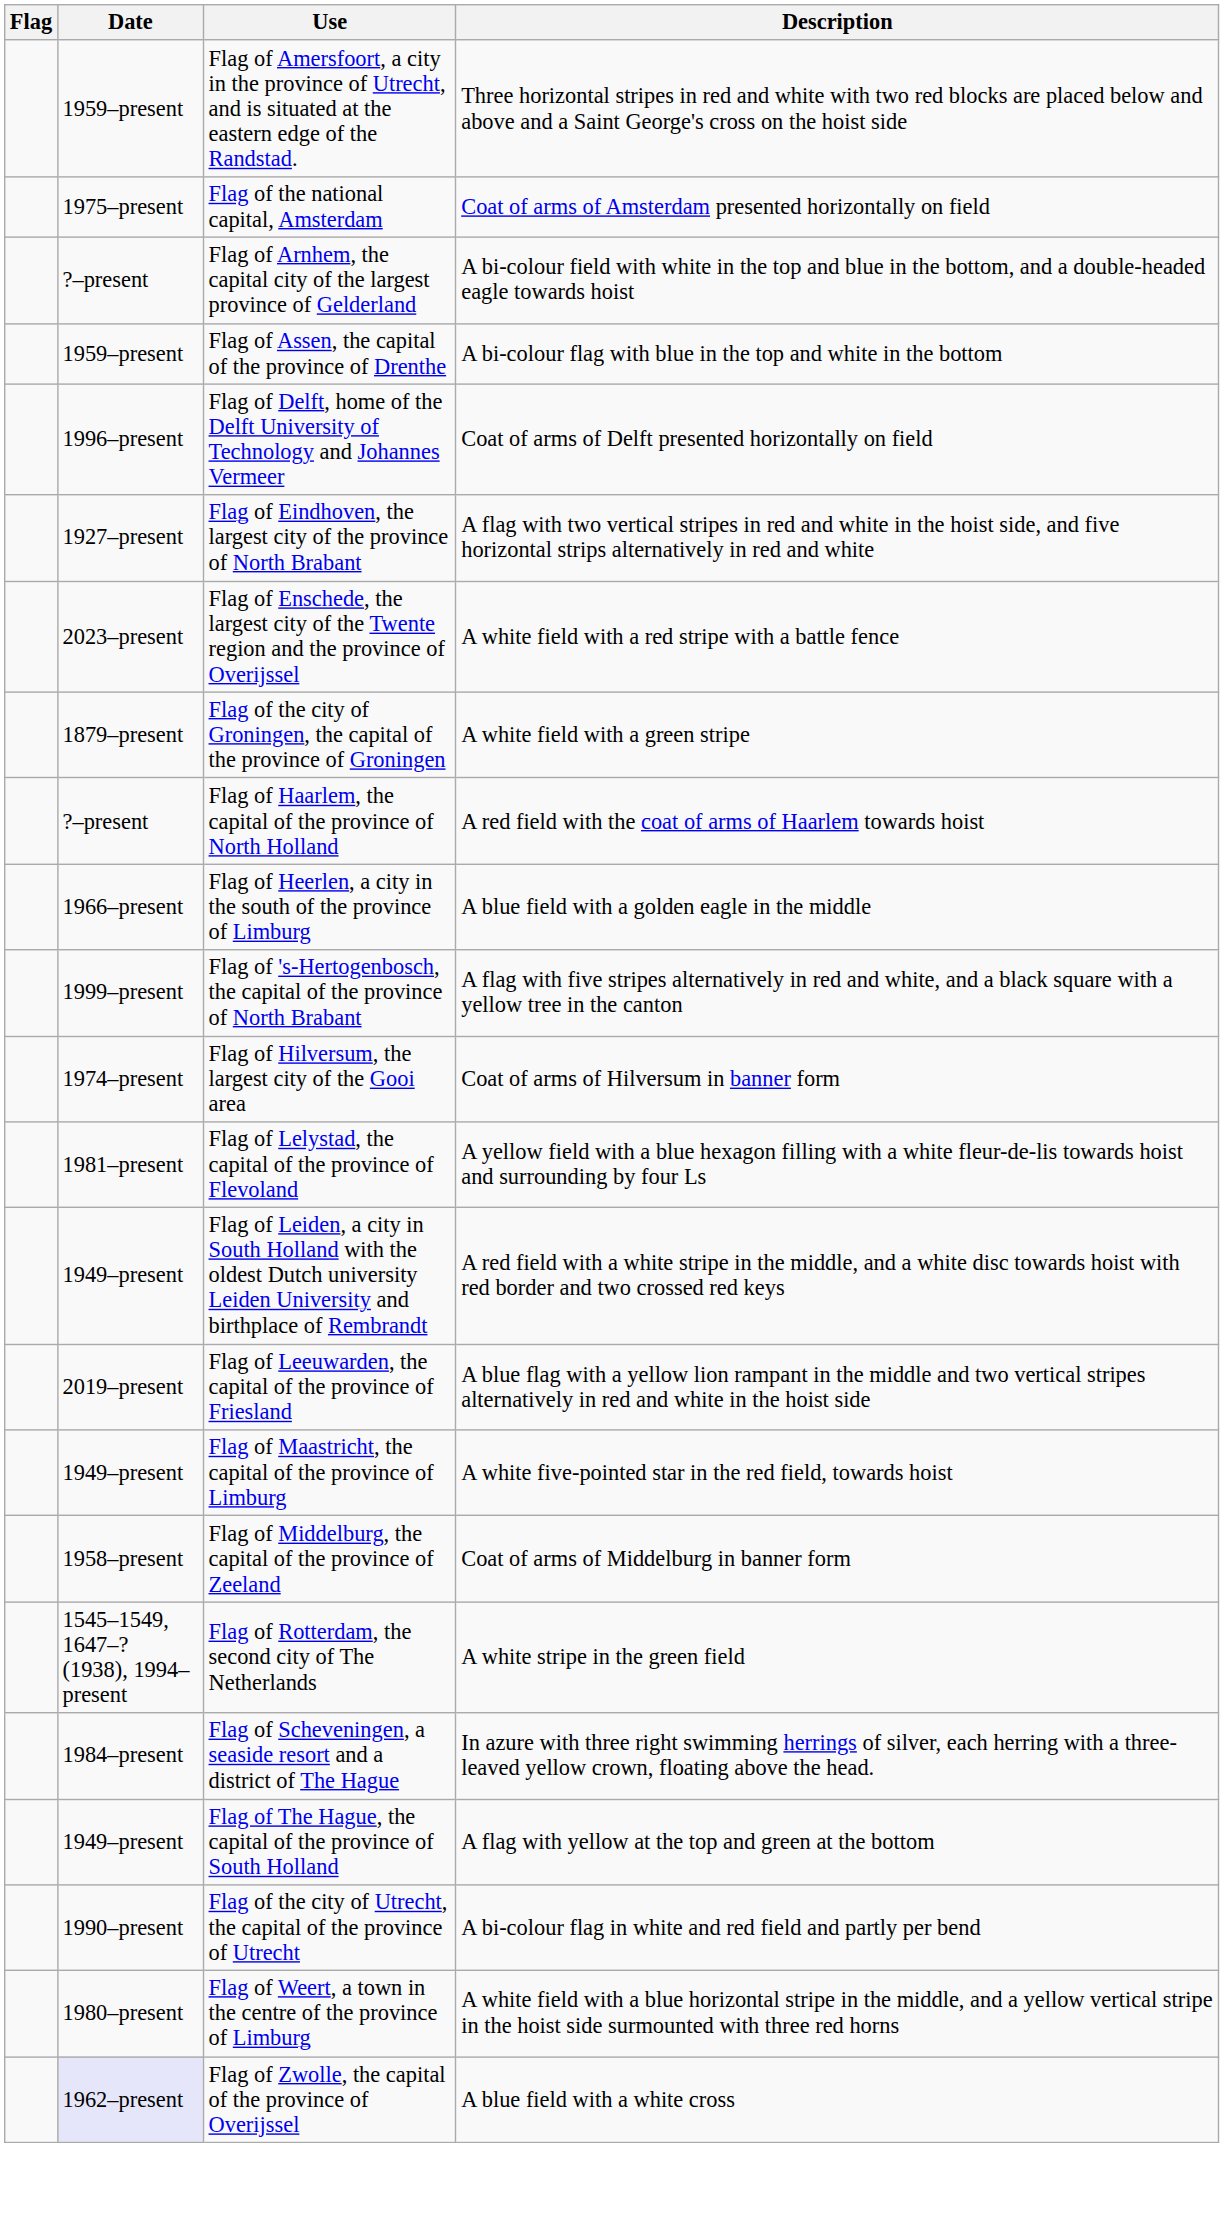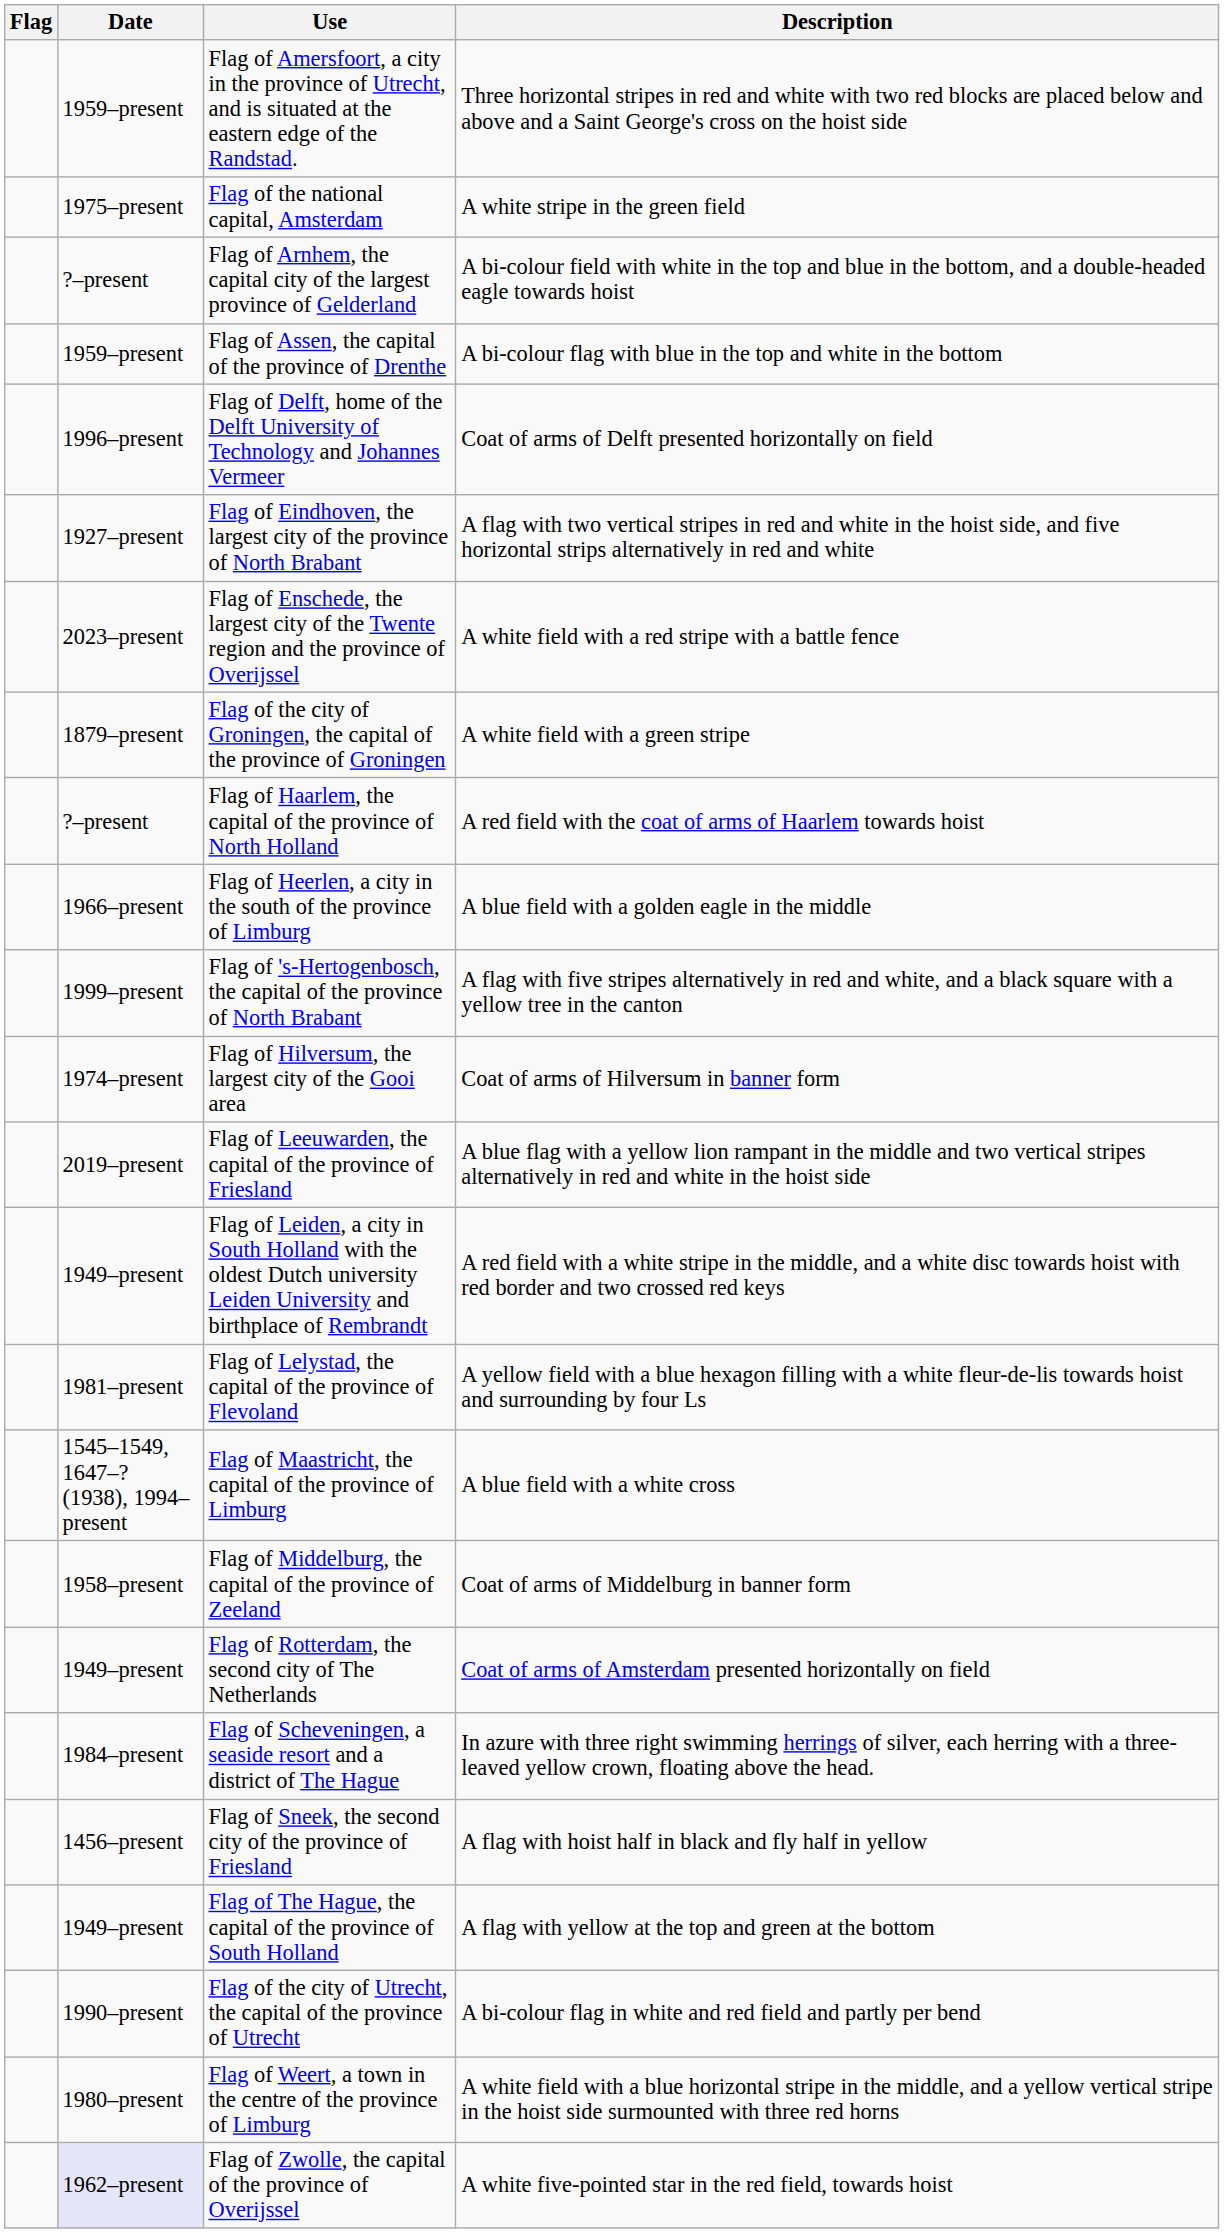(726, 206) Coat of arms of Amsterdam presented horizontally on field -> (603, 206) A white stripe in the green field
rows swapped: (321, 1386) <-> (321, 1164)
(123, 1472) 1949–present -> (126, 1485) 1545–1549, 1647–? (1938), 1994–present
(707, 1472) A white five-pointed star in the red field, towards hoist -> (598, 1485) A blue field with a white cross
(126, 1657) 1545–1549, 1647–? (1938), 1994–present -> (123, 1669) 1949–present
(603, 1657) A white stripe in the green field -> (726, 1669) Coat of arms of Amsterdam presented horizontally on field
+ row: (324, 1841)
(598, 2099) A blue field with a white cross -> (707, 2185) A white five-pointed star in the red field, towards hoist
